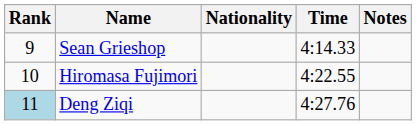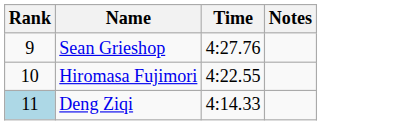- column: (249, 18)
(328, 47) 4:14.33 -> (233, 47) 4:27.76
(328, 104) 4:27.76 -> (233, 104) 4:14.33
